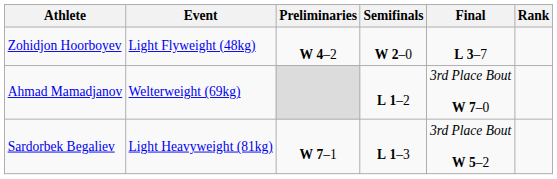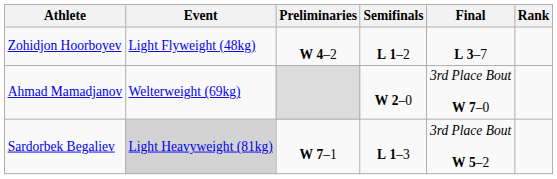(393, 54) W 2–0 -> (393, 54) L 1–2
(393, 100) L 1–2 -> (393, 100) W 2–0
(201, 146) no background -> (201, 146) lightgrey background
